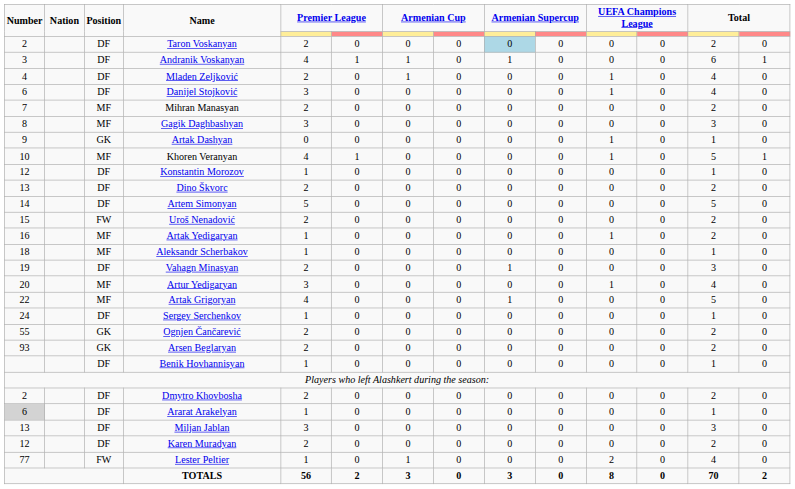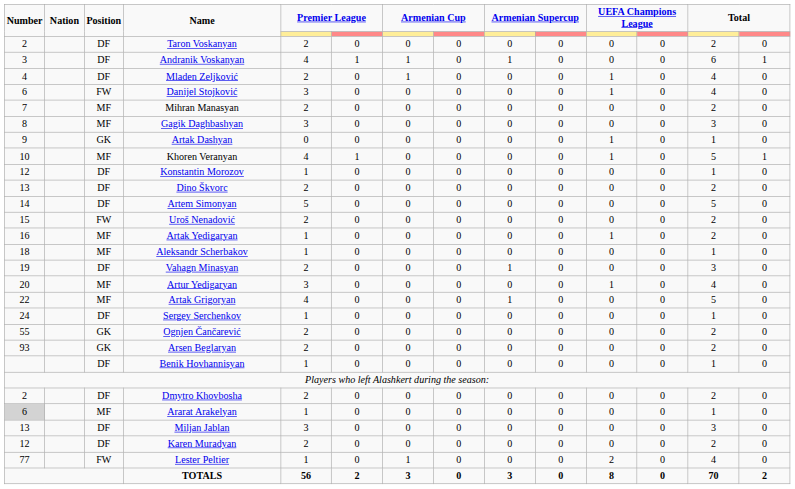(510, 44) lightblue background -> (510, 44) no background
(104, 92) DF -> (104, 92) FW
(104, 412) DF -> (104, 412) MF
